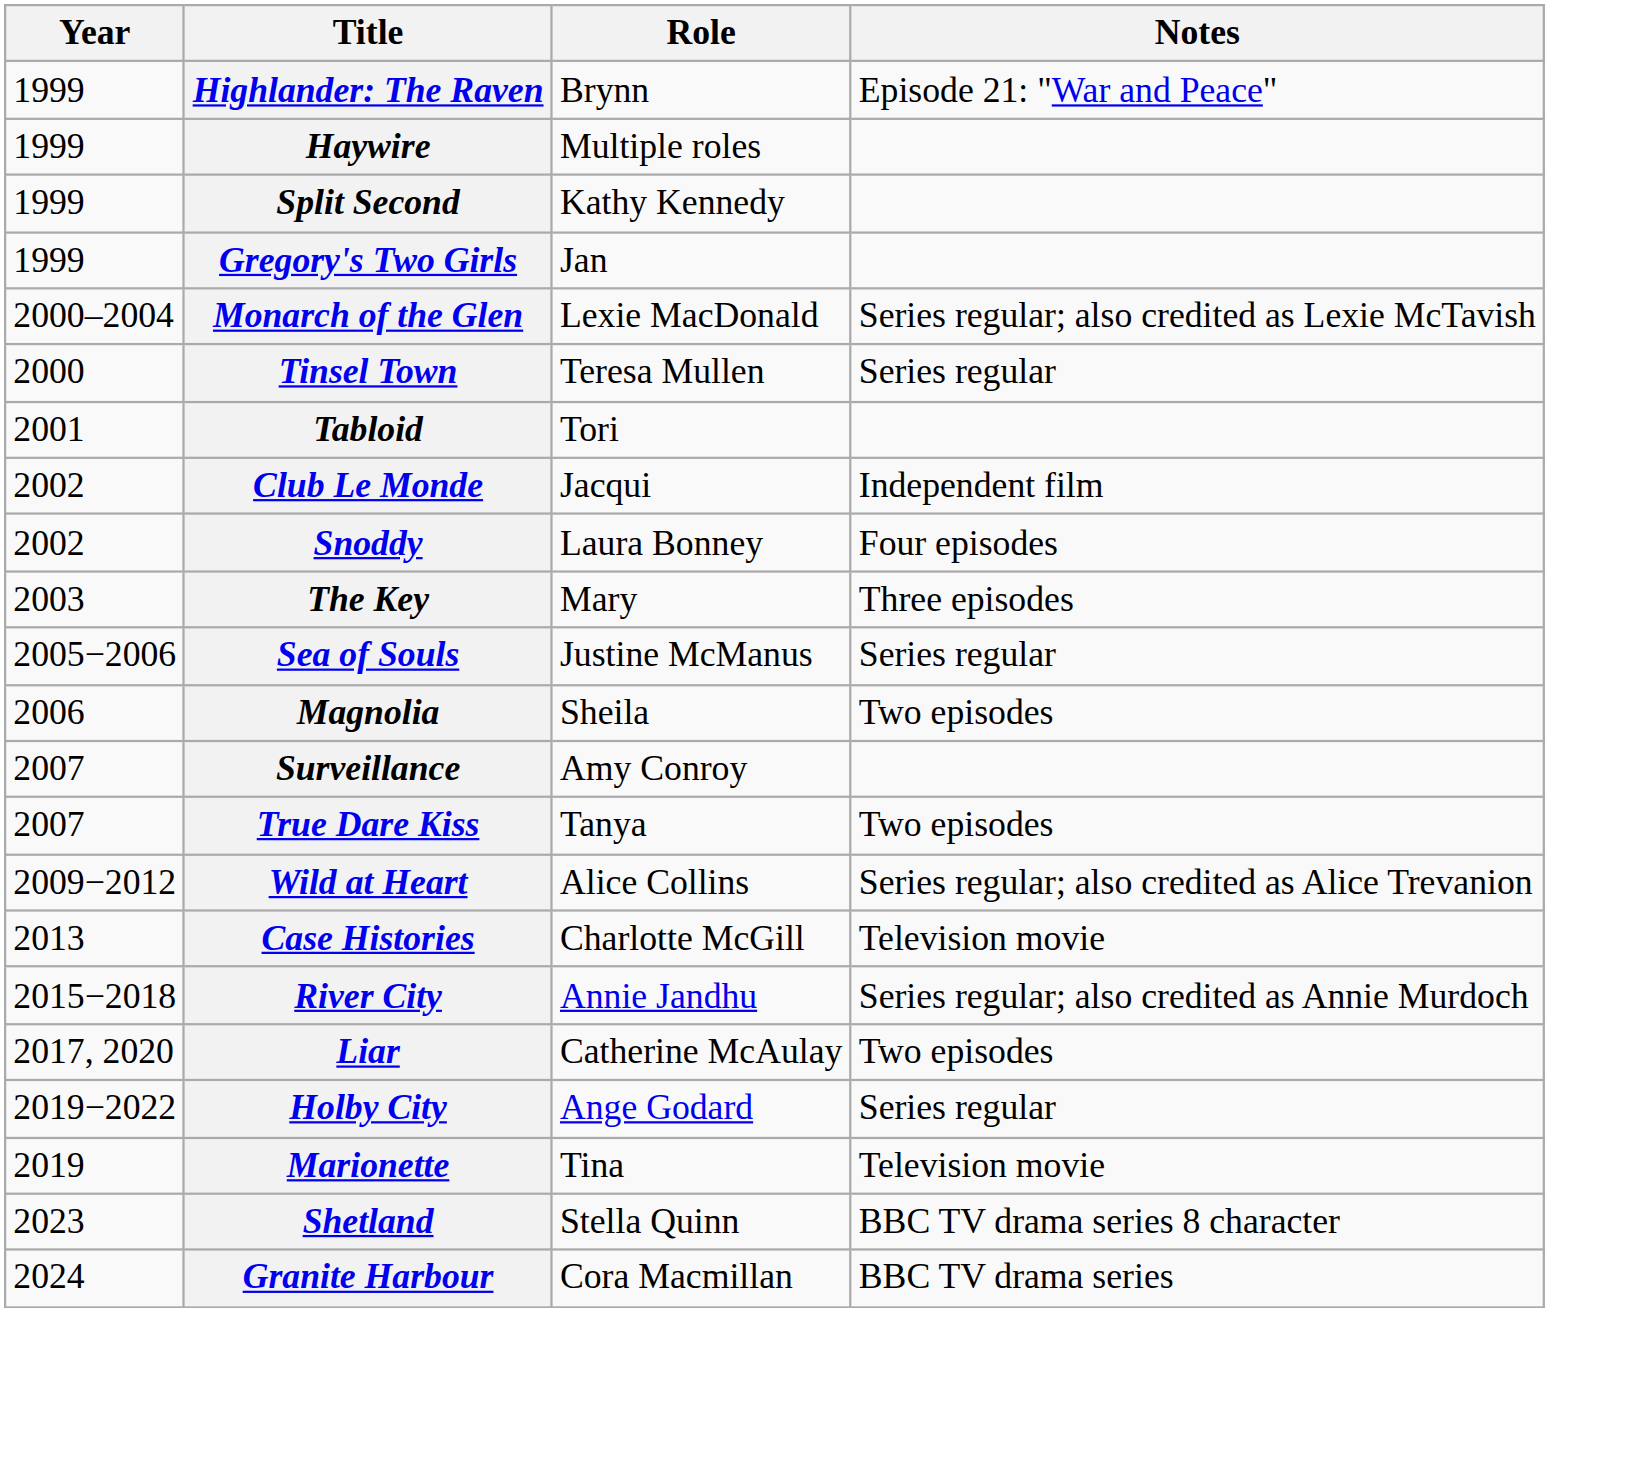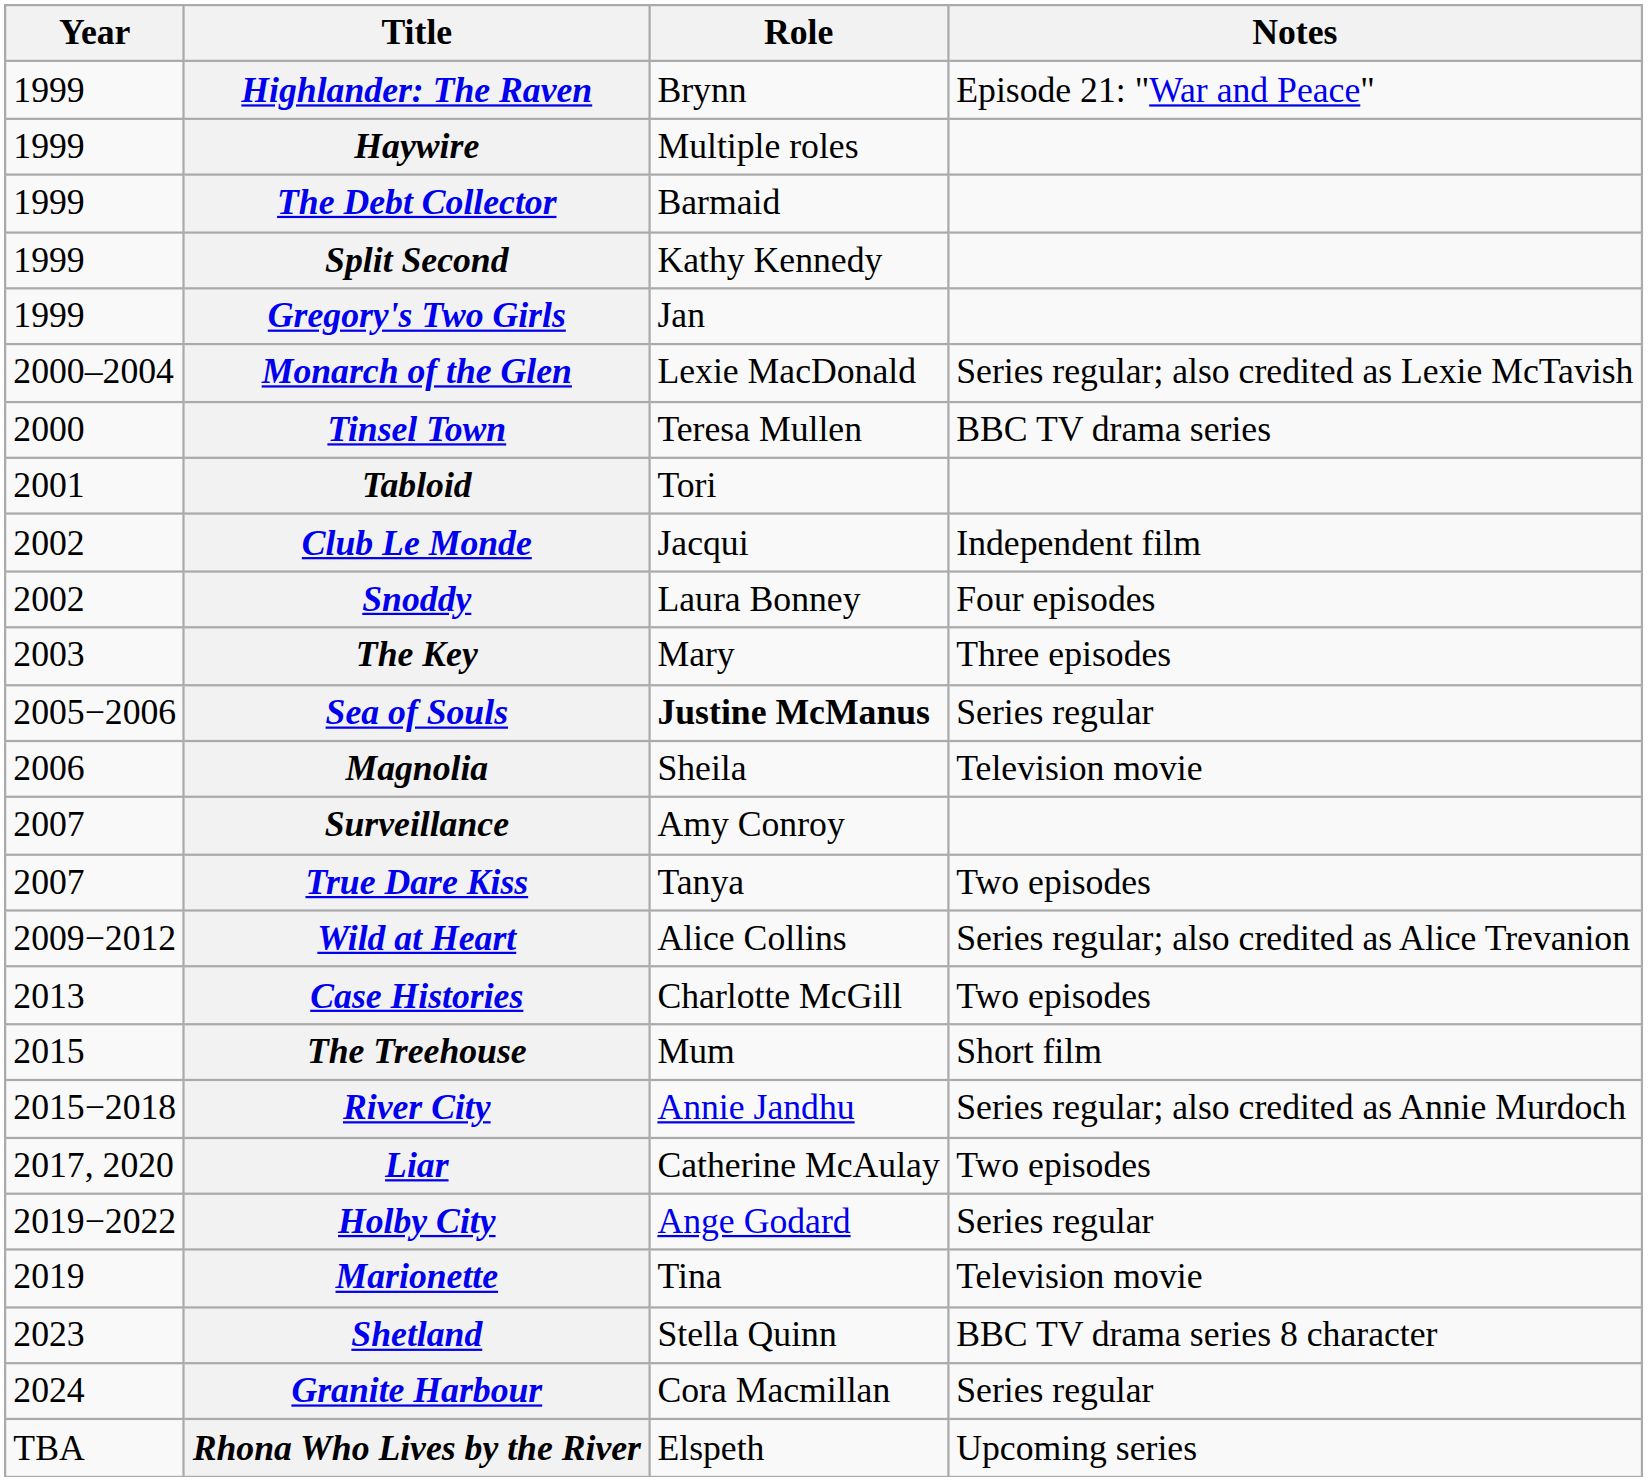+ row: (417, 202)
(957, 372) Series regular -> (1114, 428) BBC TV drama series
(686, 655) normal -> (794, 711) bold
(956, 711) Two episodes -> (1079, 768) Television movie
(982, 938) Television movie -> (1054, 994) Two episodes
+ row: (417, 1051)
(1016, 1277) BBC TV drama series -> (1055, 1390) Series regular
+ row: (417, 1447)
